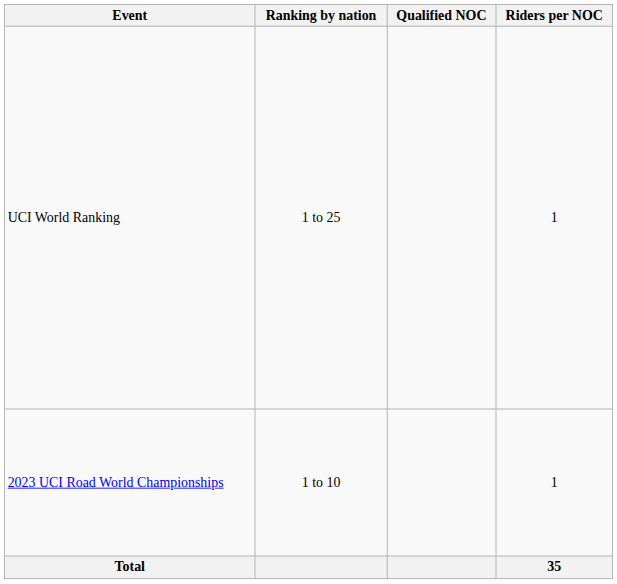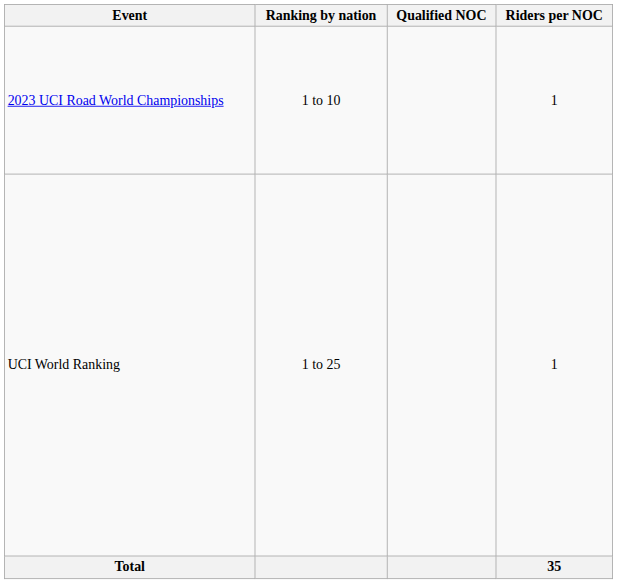rows swapped: (64, 217) <-> (116, 482)
